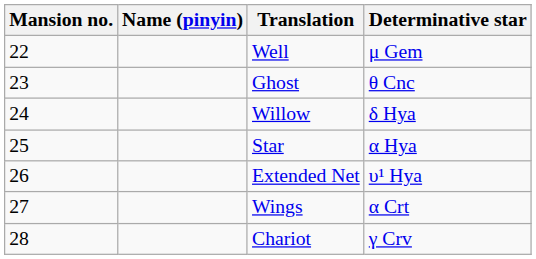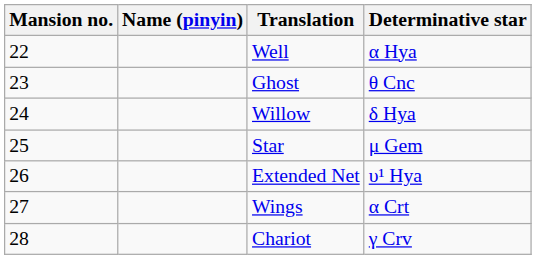(396, 51) μ Gem -> (393, 51) α Hya
(393, 144) α Hya -> (396, 144) μ Gem
